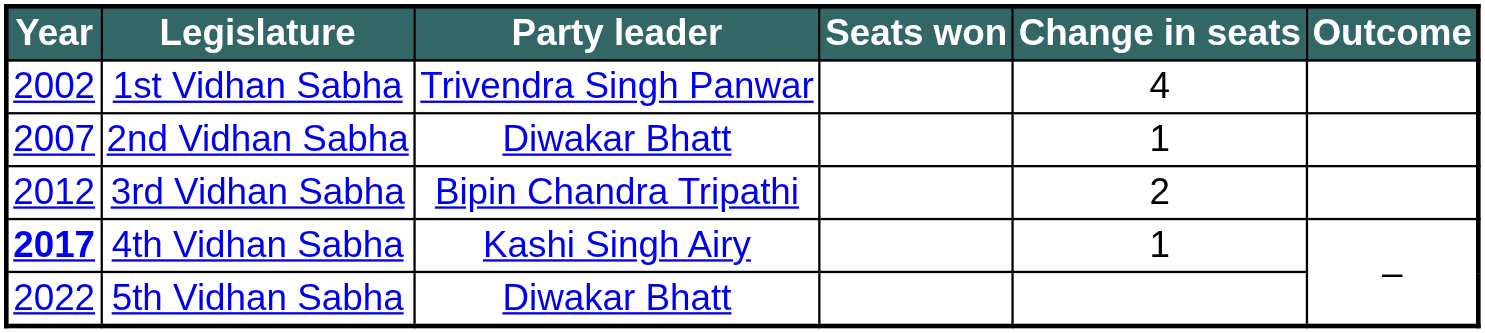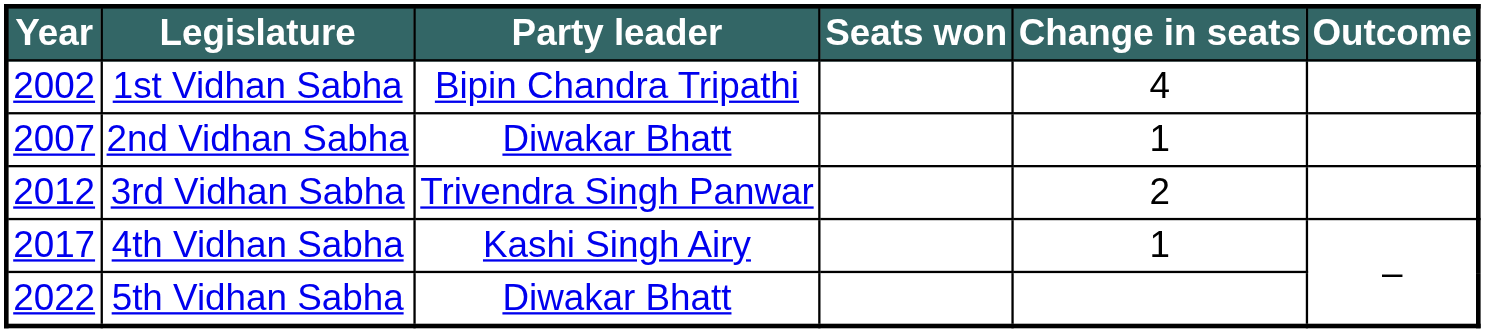(617, 86) Trivendra Singh Panwar -> (617, 86) Bipin Chandra Tripathi
(617, 191) Bipin Chandra Tripathi -> (617, 191) Trivendra Singh Panwar
(54, 244) bold -> (54, 244) normal
